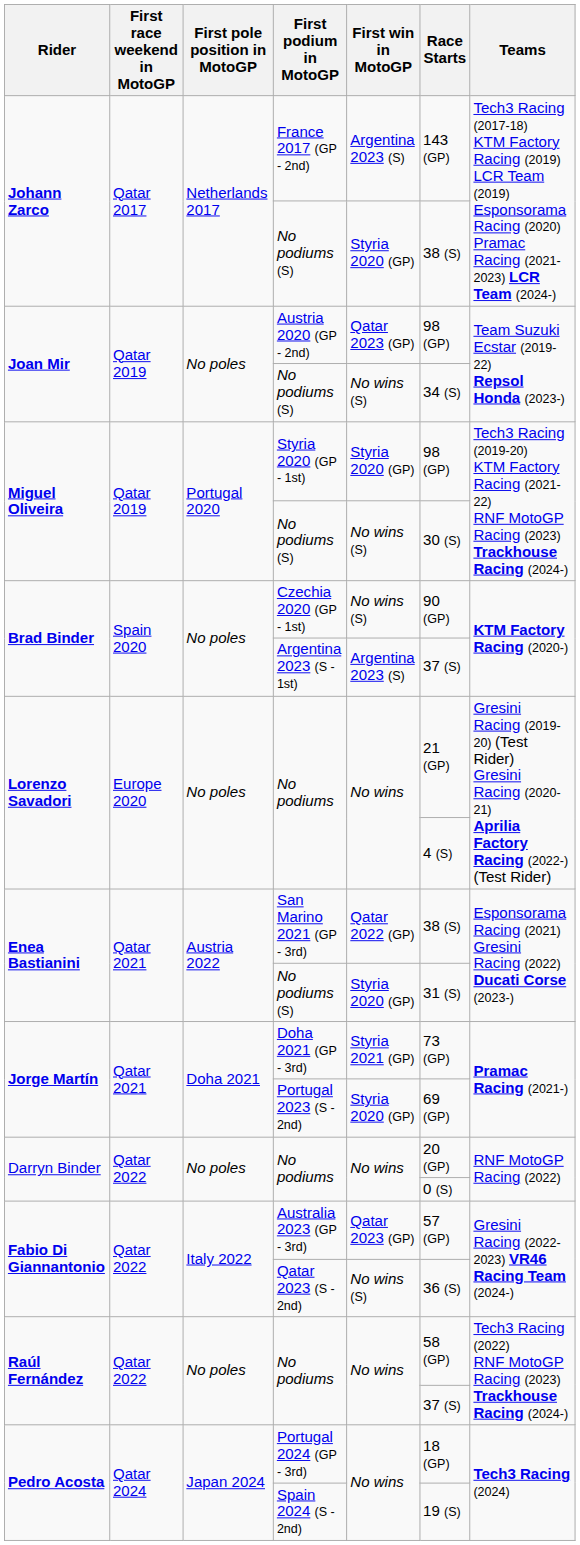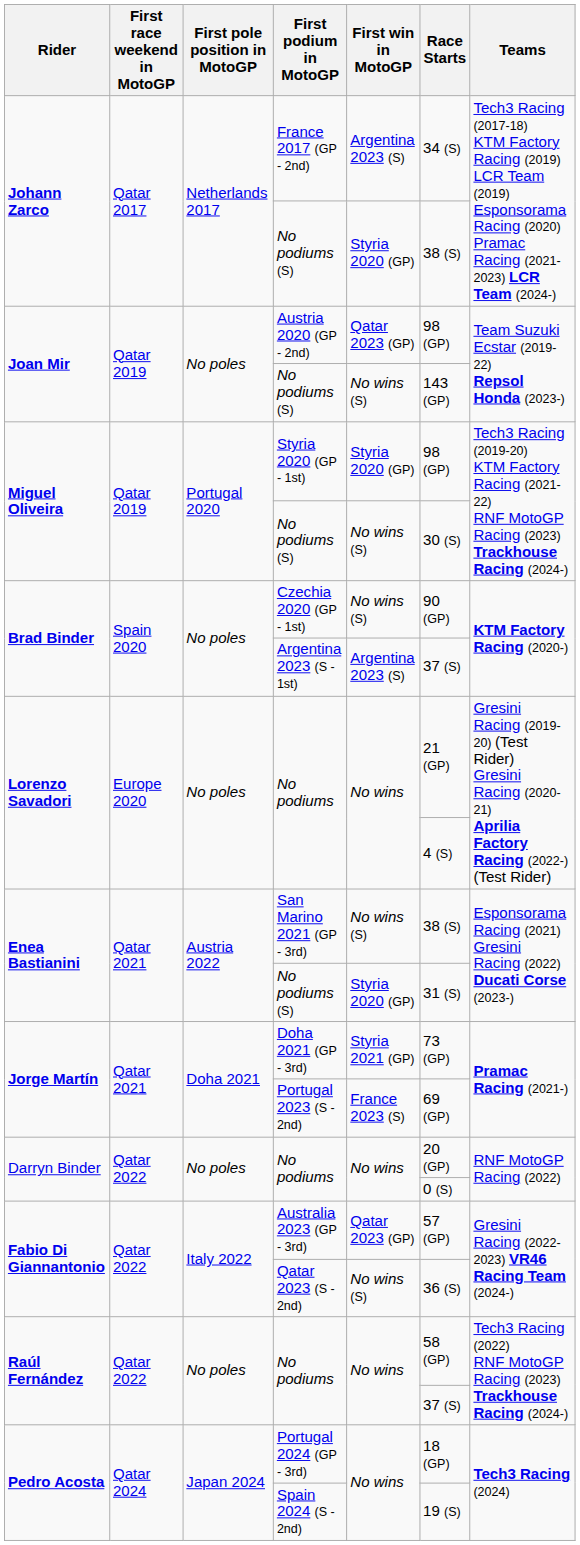(436, 148) 143 (GP) -> (442, 148) 34 (S)
(442, 392) 34 (S) -> (436, 392) 143 (GP)
(382, 926) Qatar 2022 (GP) -> (377, 926) No wins (S)
(382, 1107) Styria 2020 (GP) -> (377, 1107) France 2023 (S)
